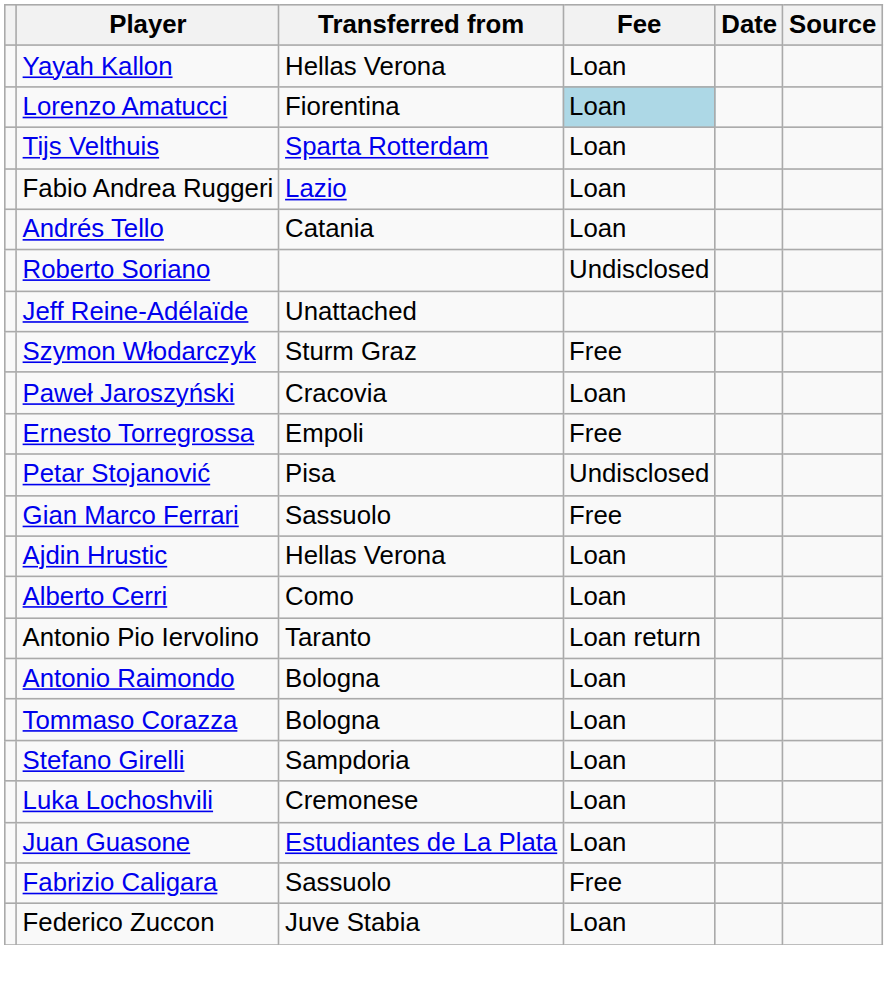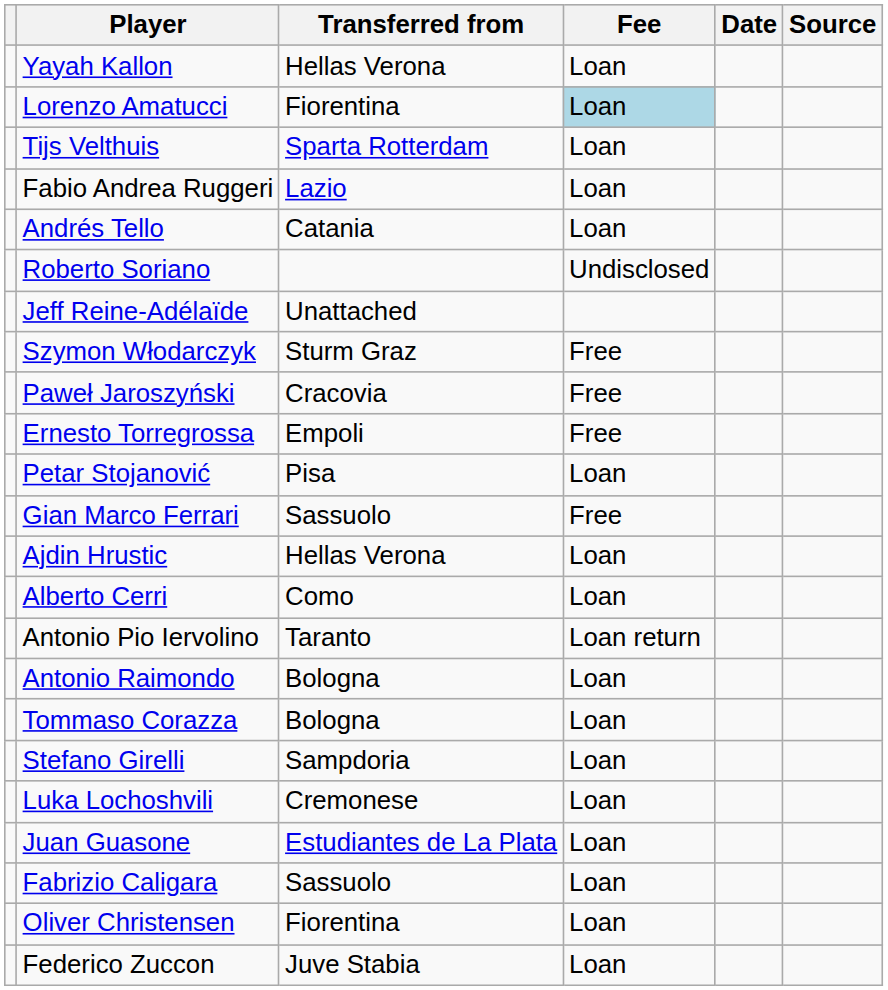(598, 392) Loan -> (596, 392) Free
(639, 474) Undisclosed -> (598, 474) Loan
(596, 882) Free -> (598, 882) Loan
+ row: (129, 923)
